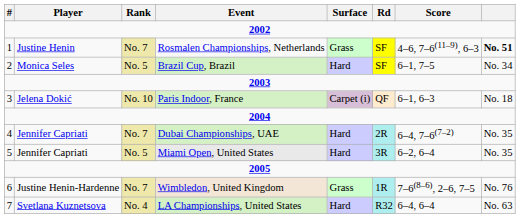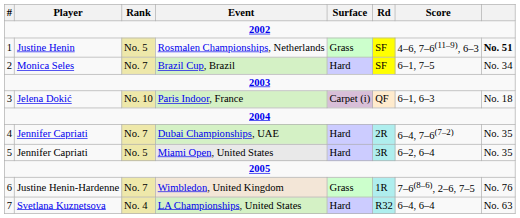(136, 47) No. 7 -> (136, 47) No. 5
(136, 65) No. 5 -> (136, 65) No. 7
